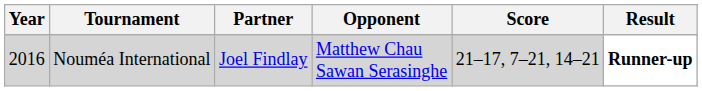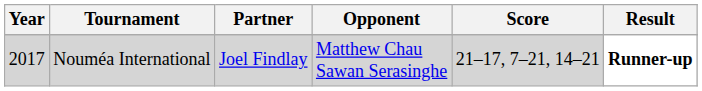(27, 60) 2016 -> (27, 60) 2017
